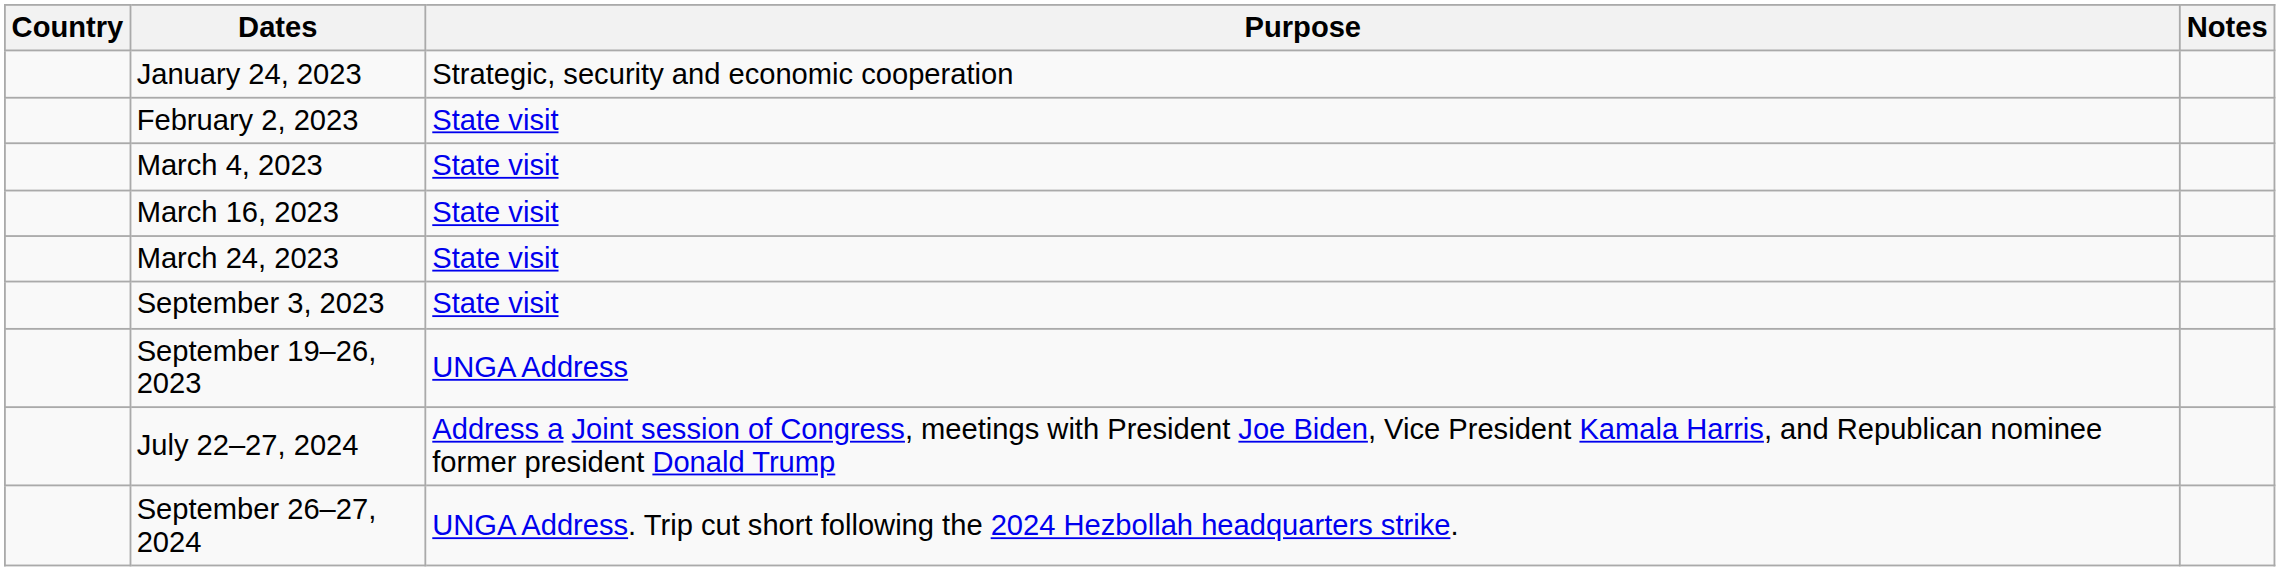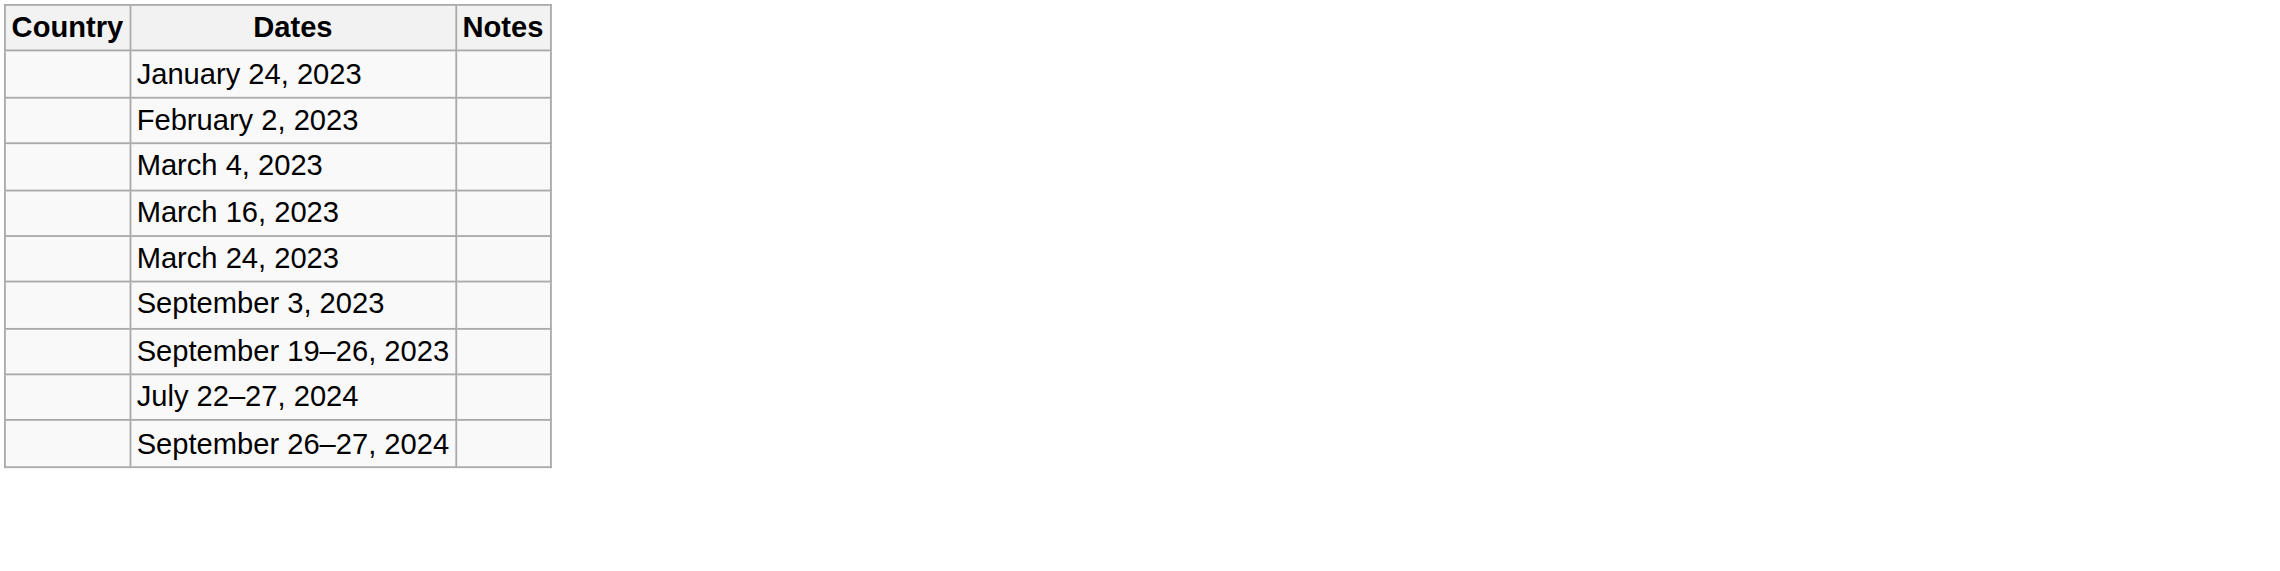- column: (1303, 27)
